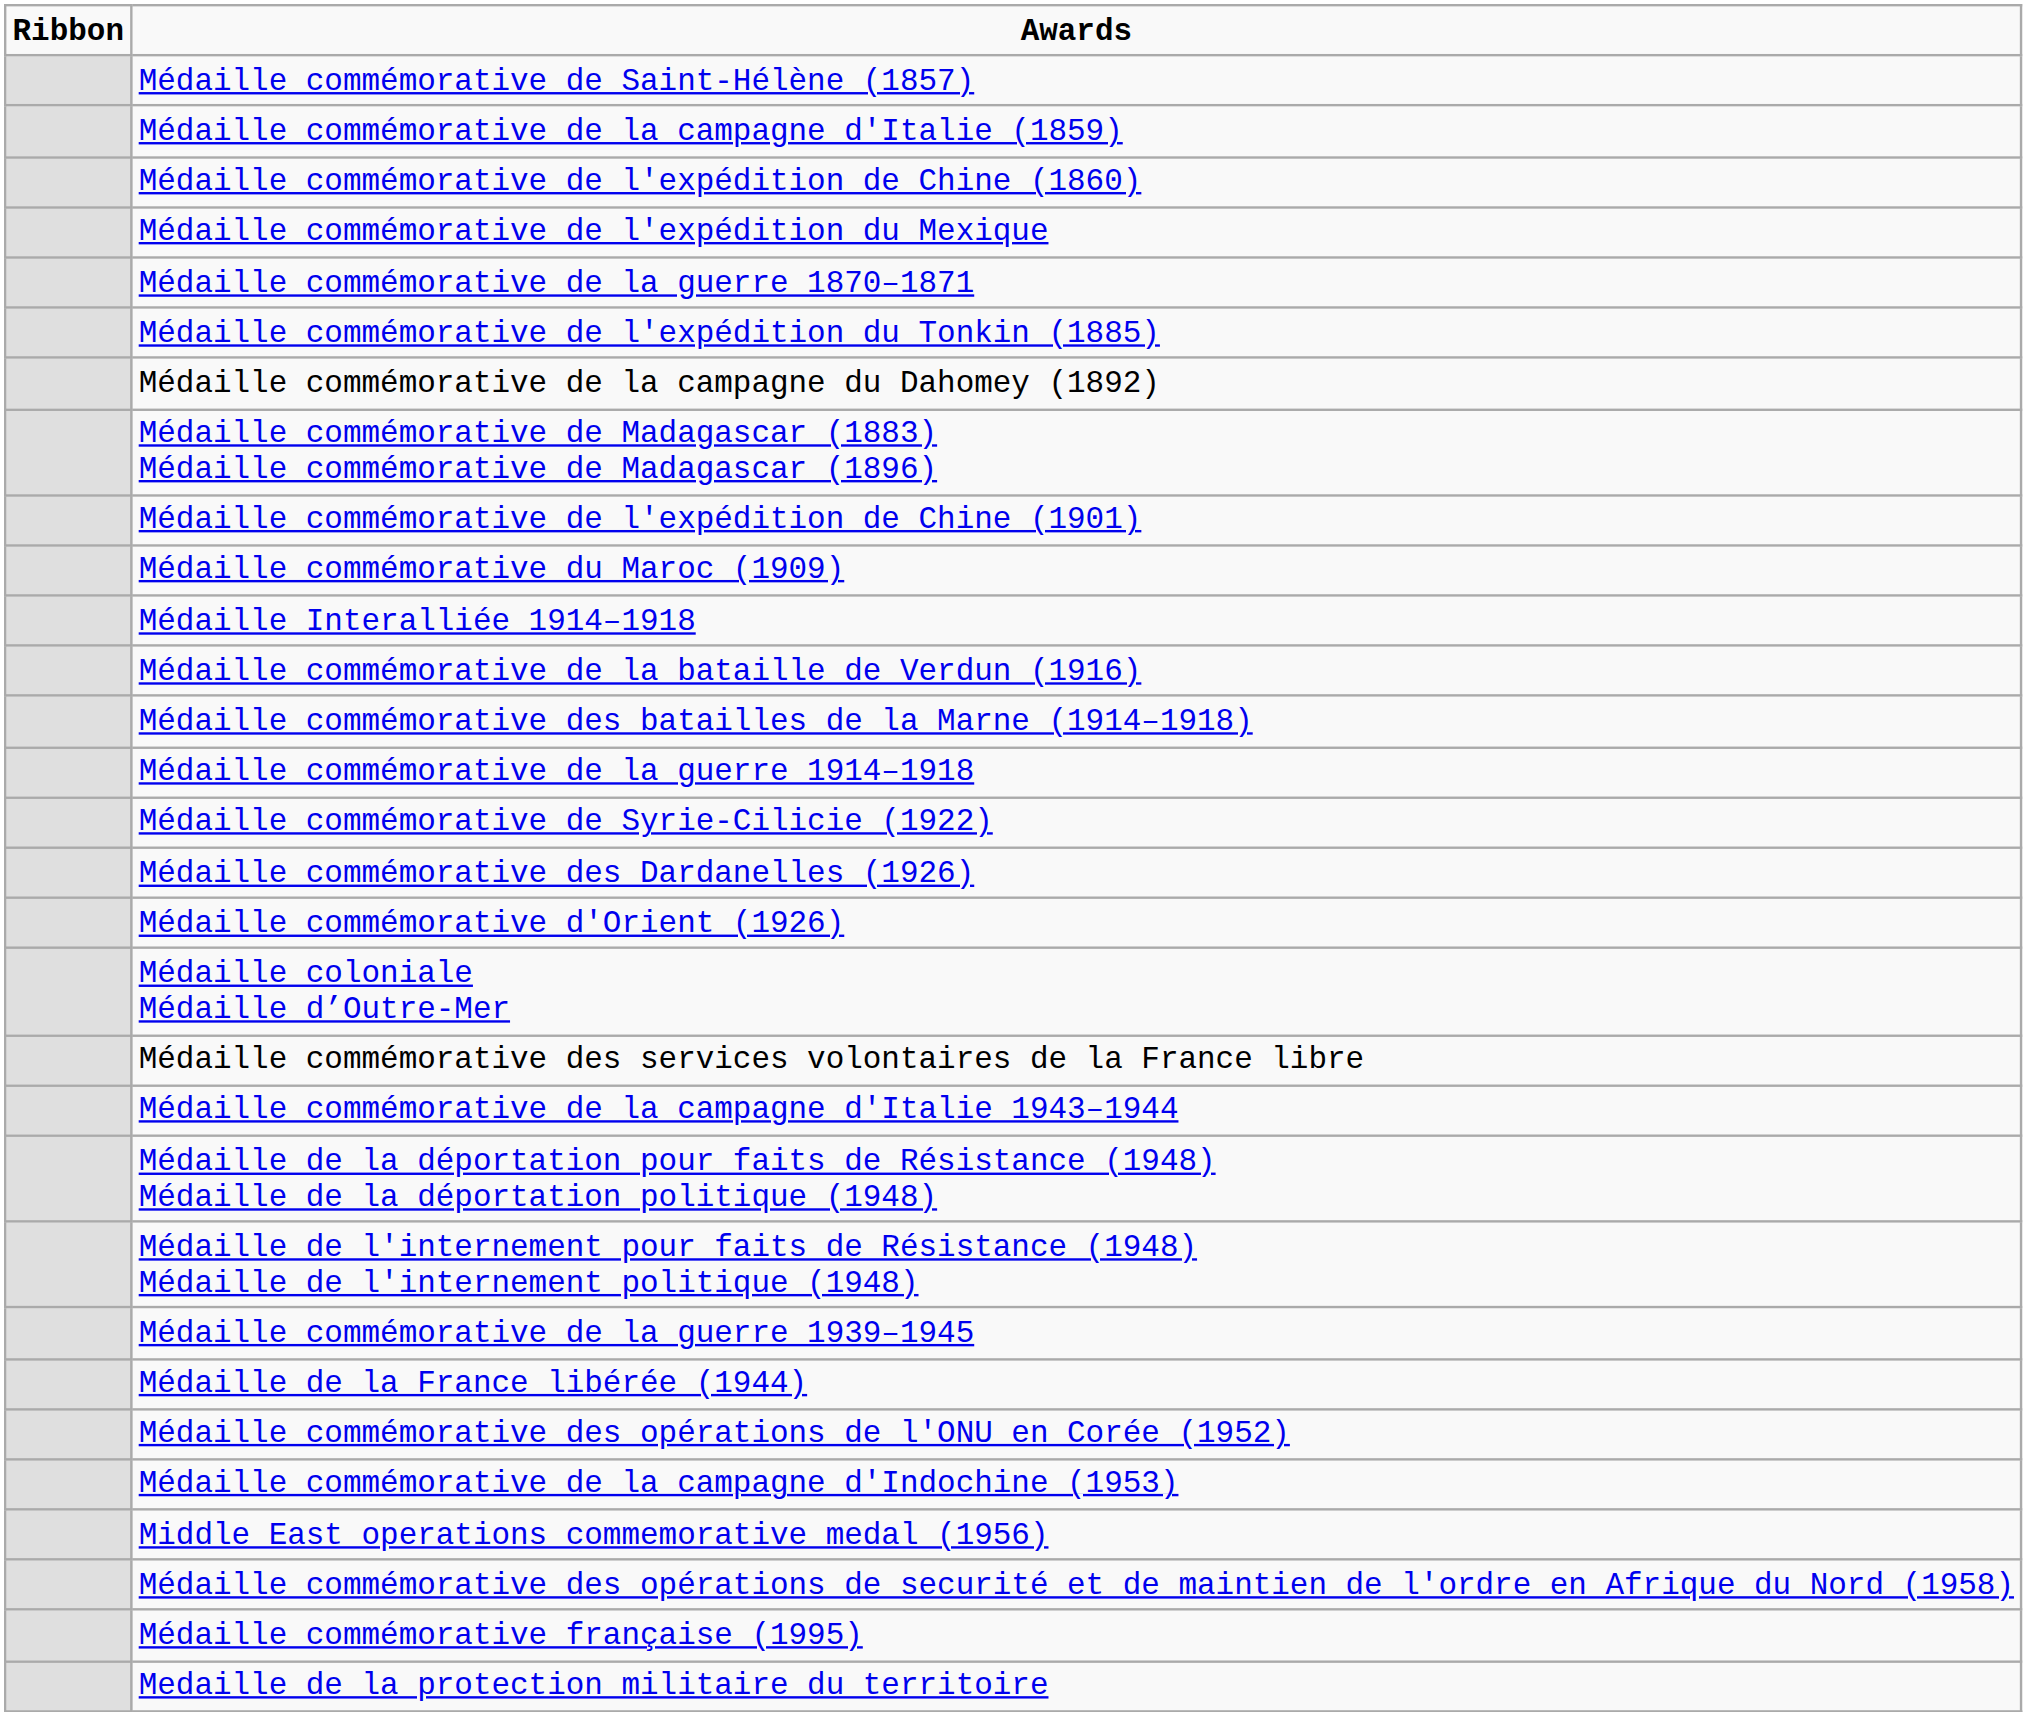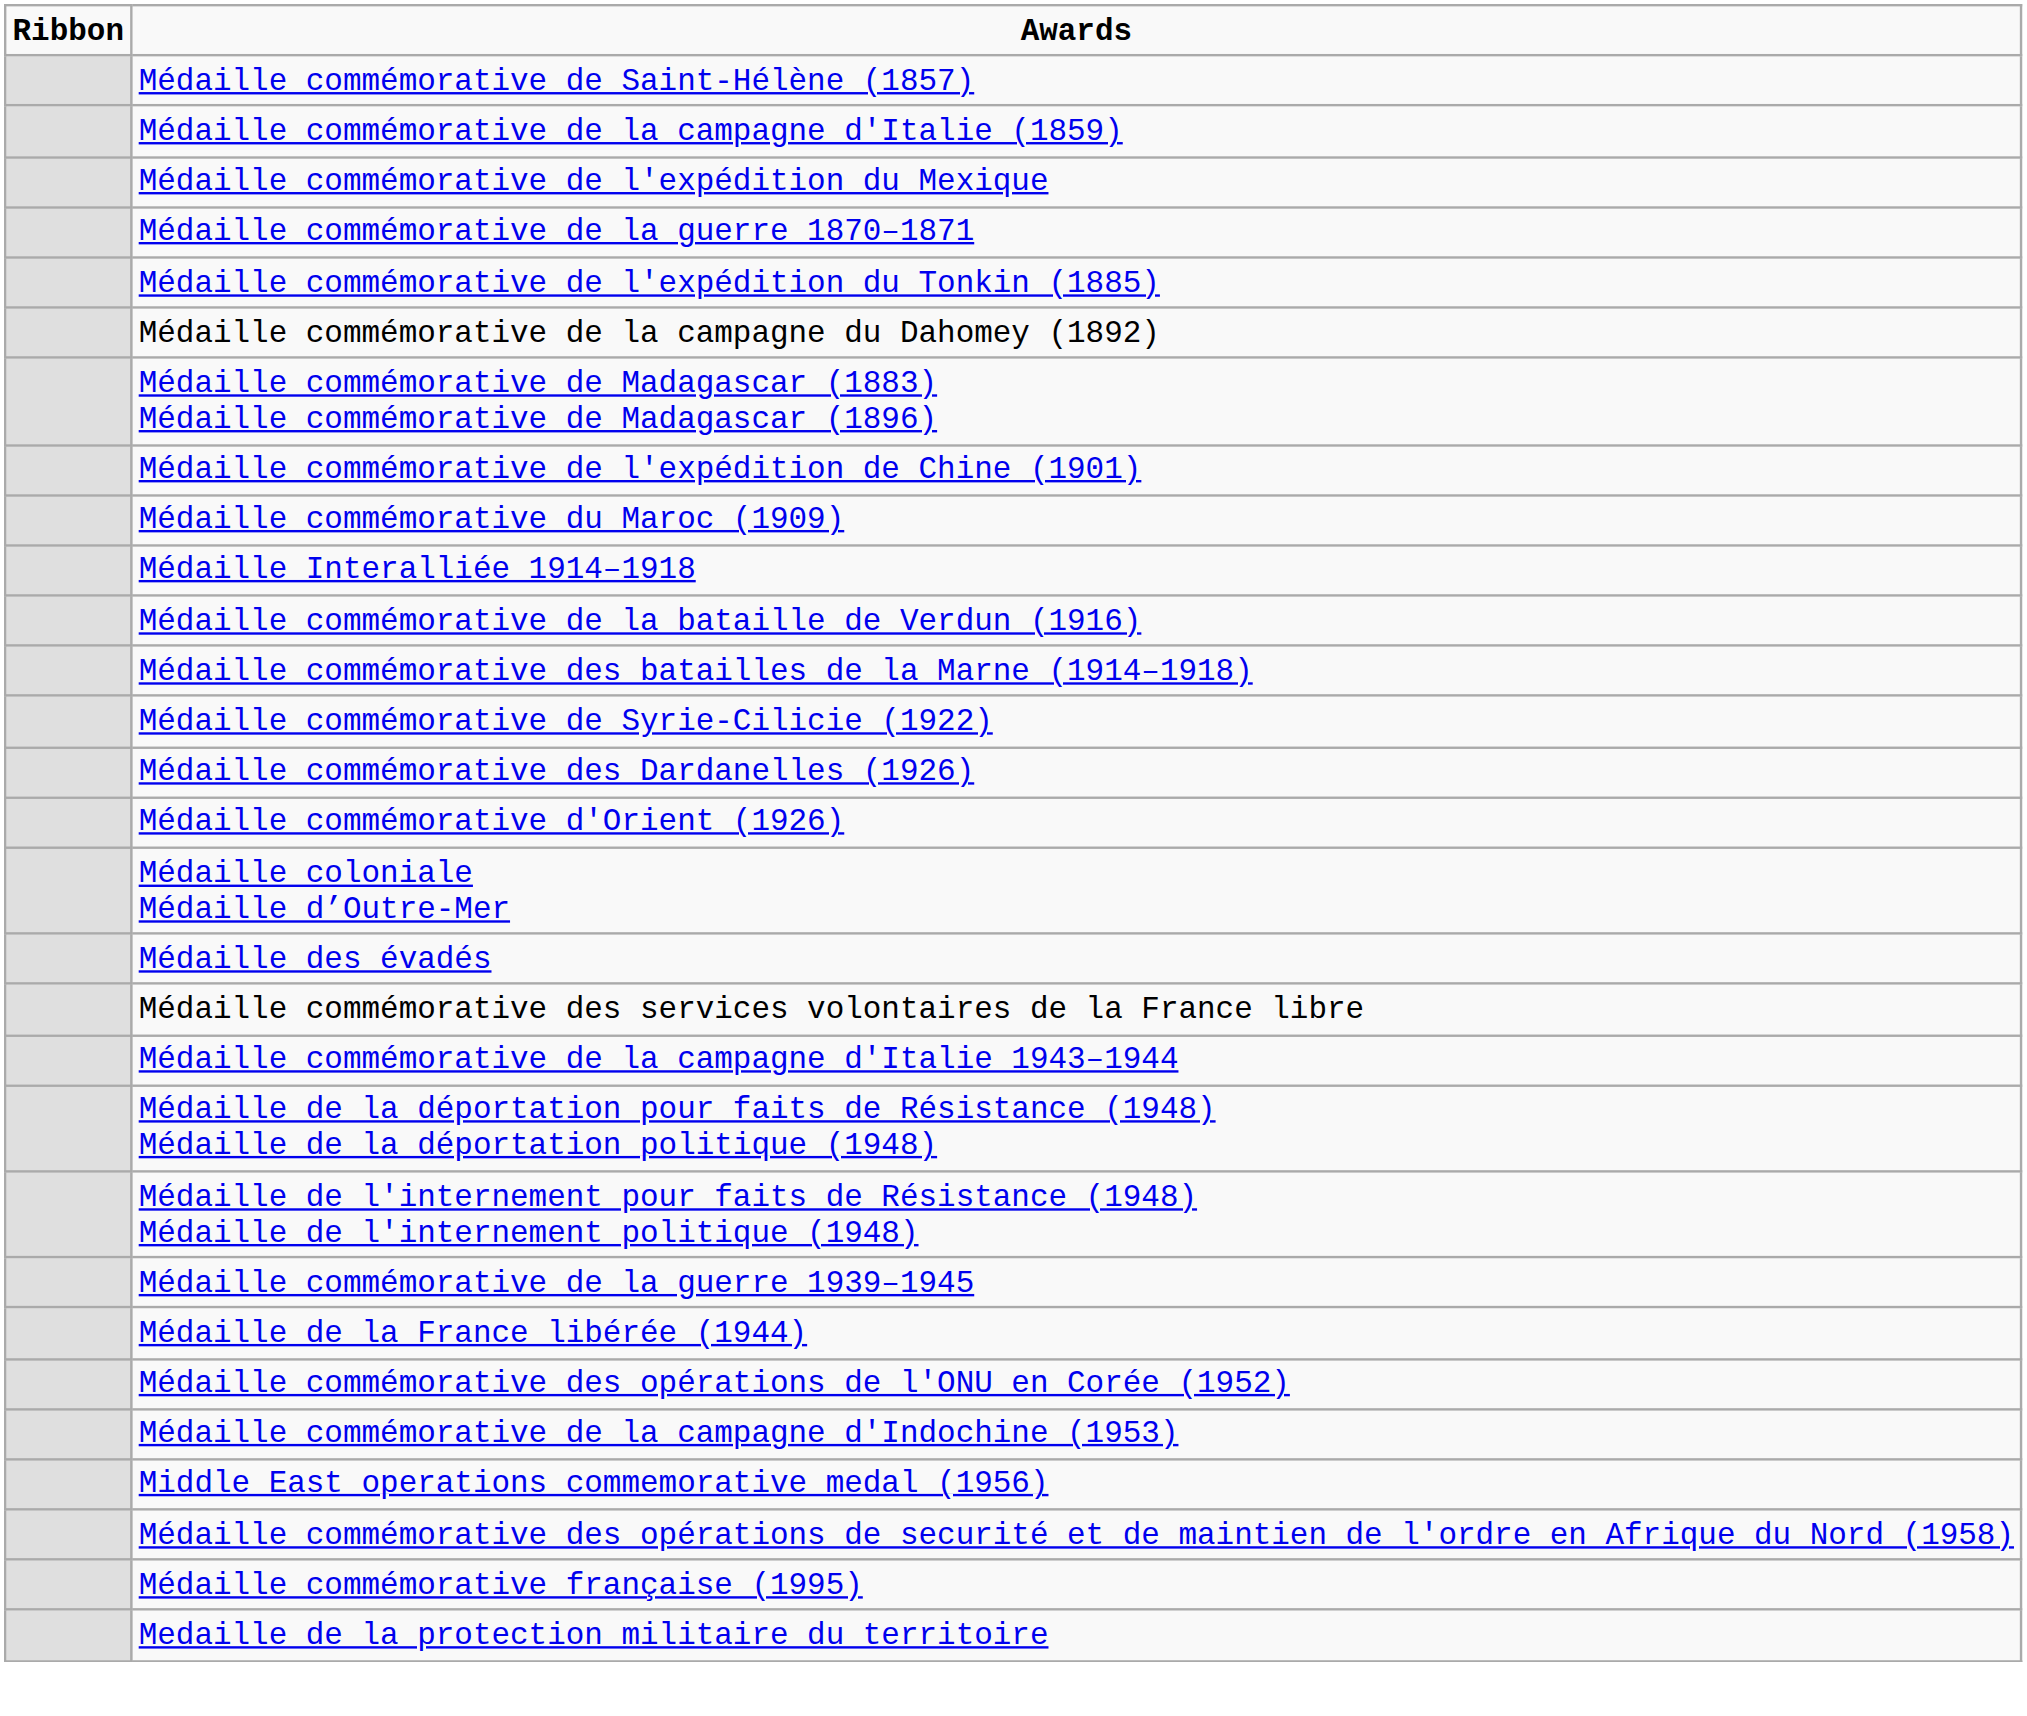- row: (640, 182)
- row: (556, 772)
+ row: (315, 959)
